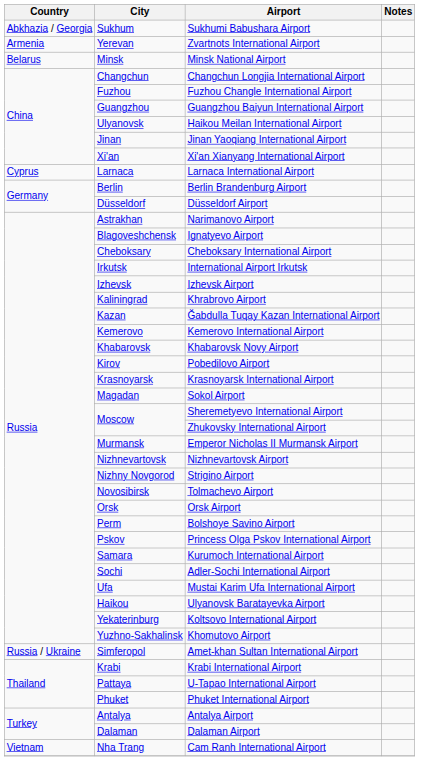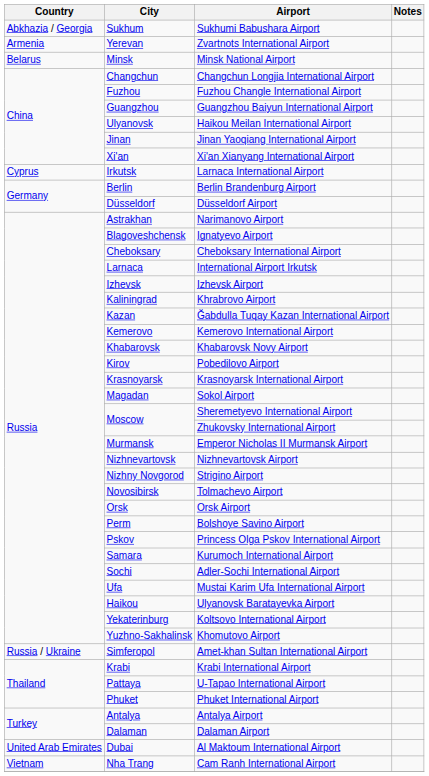(115, 172) Larnaca -> (121, 172) Irkutsk
(112, 268) Irkutsk -> (125, 268) Larnaca
+ row: (269, 747)
